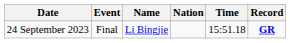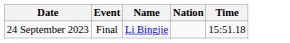- column: (267, 12)
